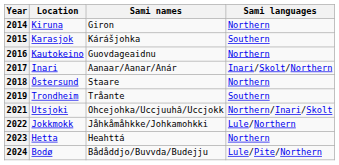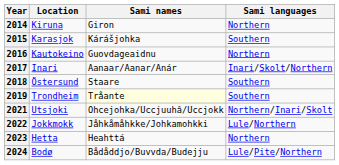(249, 82) Northern -> (249, 82) Southern
(106, 96) no background -> (106, 96) lightyellow background
